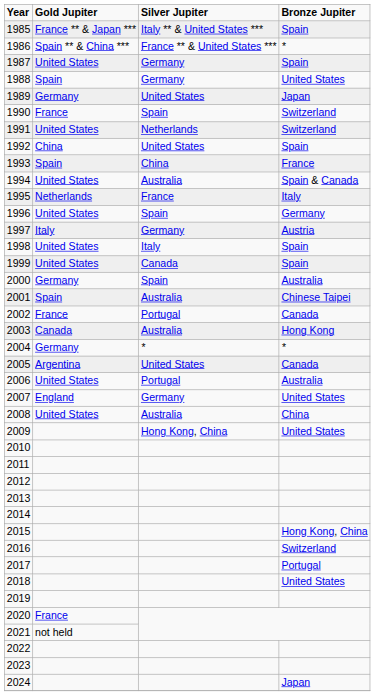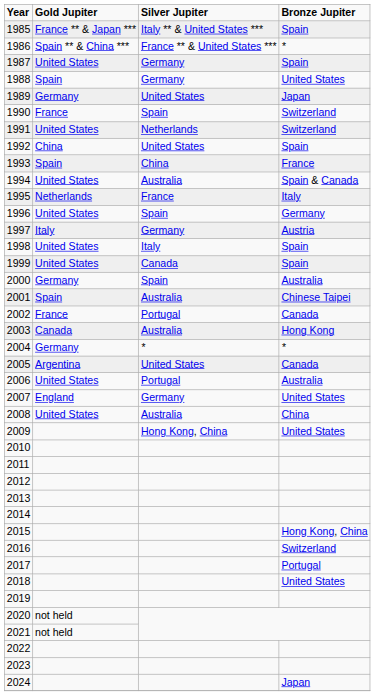(52, 615) France -> (54, 615) not held
